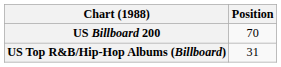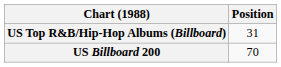rows swapped: (117, 33) <-> (117, 52)
